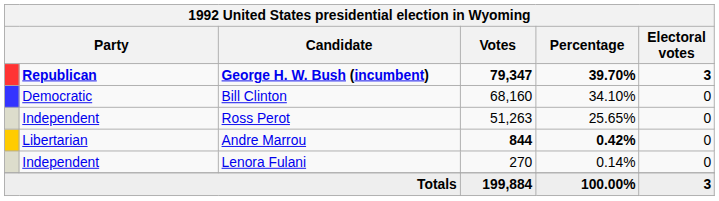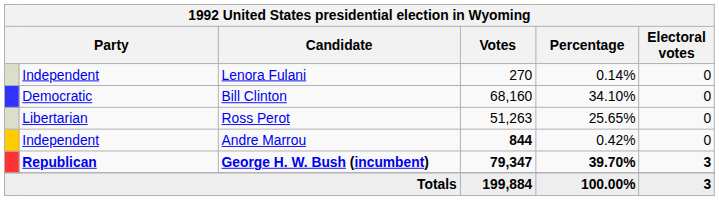rows swapped: (325, 75) <-> (264, 162)
(61, 119) Independent -> (55, 119) Libertarian
(55, 141) Libertarian -> (61, 141) Independent
(616, 141) bold -> (616, 141) normal
